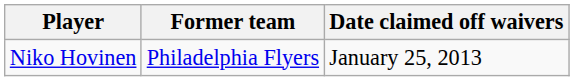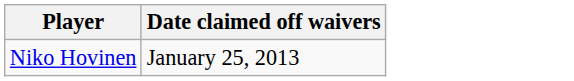- column: (233, 22)
